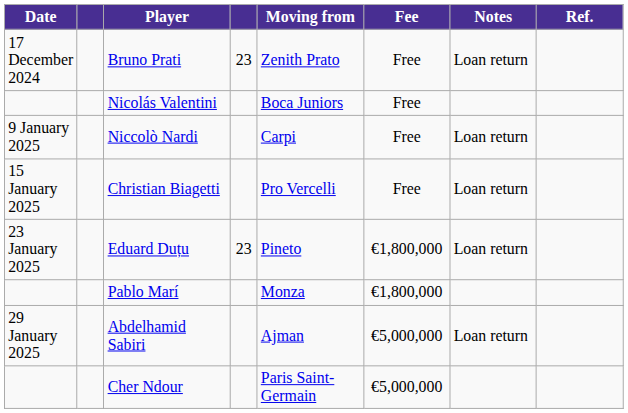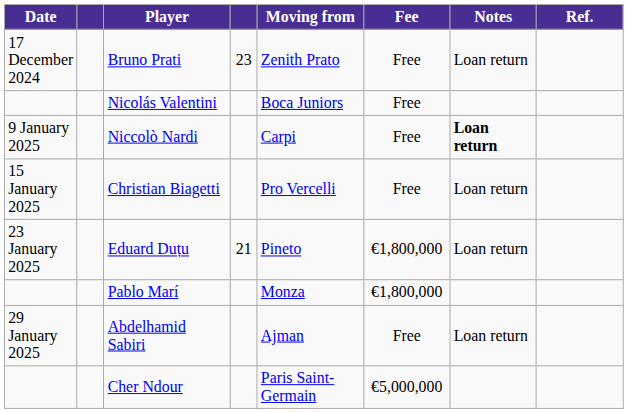(491, 136) normal -> (475, 136) bold
(244, 249) 23 -> (244, 249) 21
(407, 335) €5,000,000 -> (407, 335) Free
